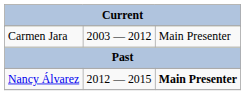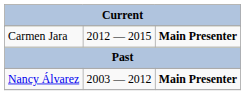(119, 36) 2003 — 2012 -> (119, 36) 2012 — 2015
(195, 36) normal -> (198, 36) bold
(119, 79) 2012 — 2015 -> (119, 79) 2003 — 2012
